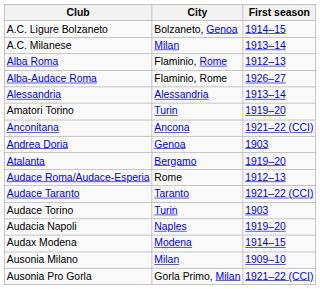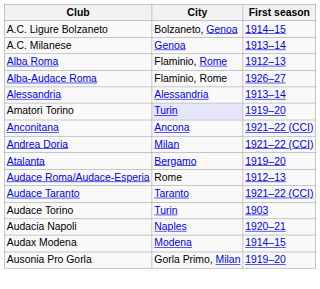(167, 45) Milan -> (170, 45) Genoa
(166, 111) no background -> (166, 111) lavender background
(170, 144) Genoa -> (167, 144) Milan
(257, 144) 1903 -> (279, 144) 1921–22 (CCI)
(265, 227) 1919–20 -> (265, 227) 1920–21
- row: (42, 260)
(279, 276) 1921–22 (CCI) -> (265, 260) 1919–20
